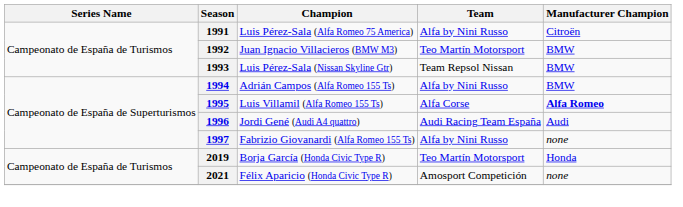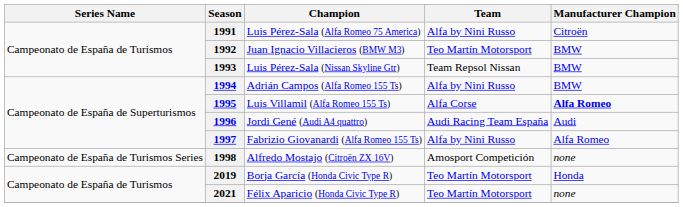(557, 139) none -> (581, 139) Alfa Romeo
+ row: (225, 157)
(473, 175) Amosport Competición -> (479, 193) Teo Martín Motorsport
